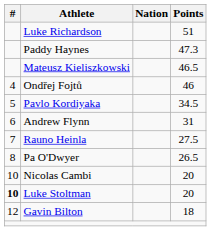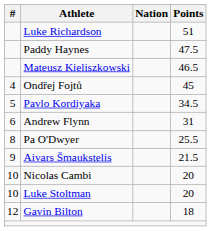(188, 49) 47.3 -> (188, 49) 47.5
(188, 85) 46 -> (188, 85) 45
- row: (55, 139)
(188, 157) 26.5 -> (188, 139) 25.5
+ row: (68, 157)
(13, 193) bold -> (13, 193) normal
